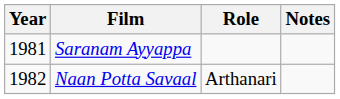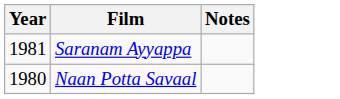- column: (241, 19)
(28, 78) 1982 -> (28, 78) 1980
